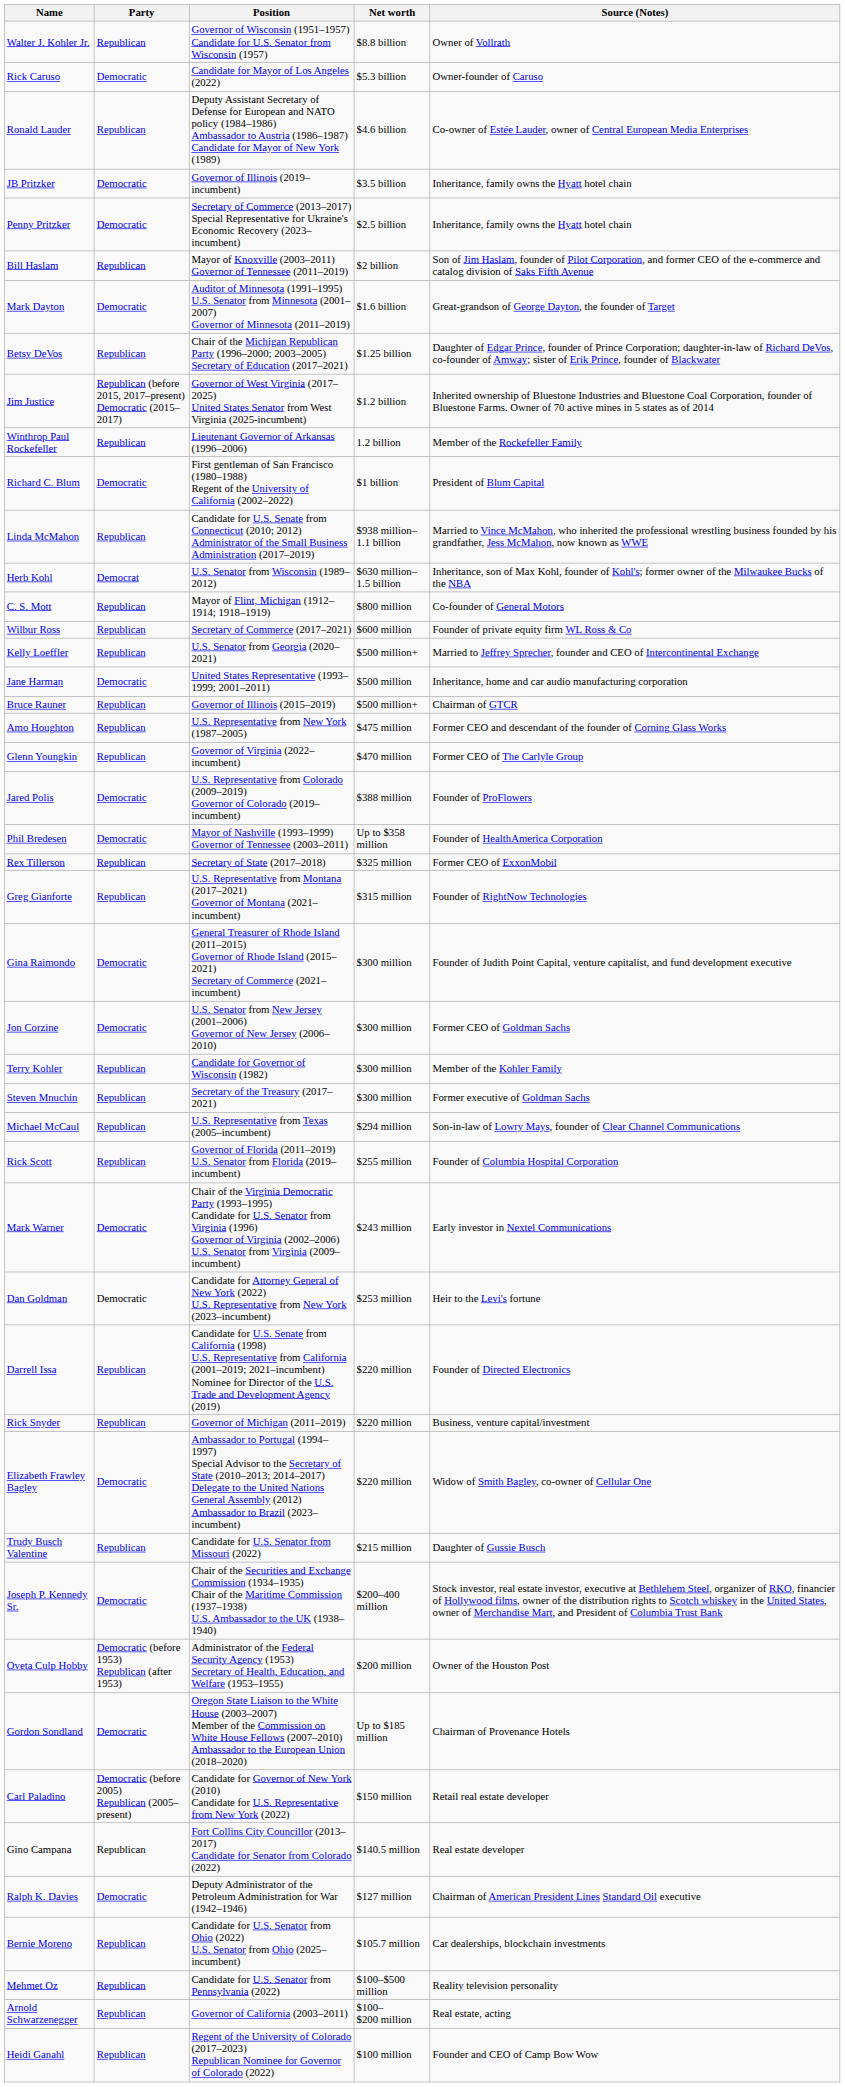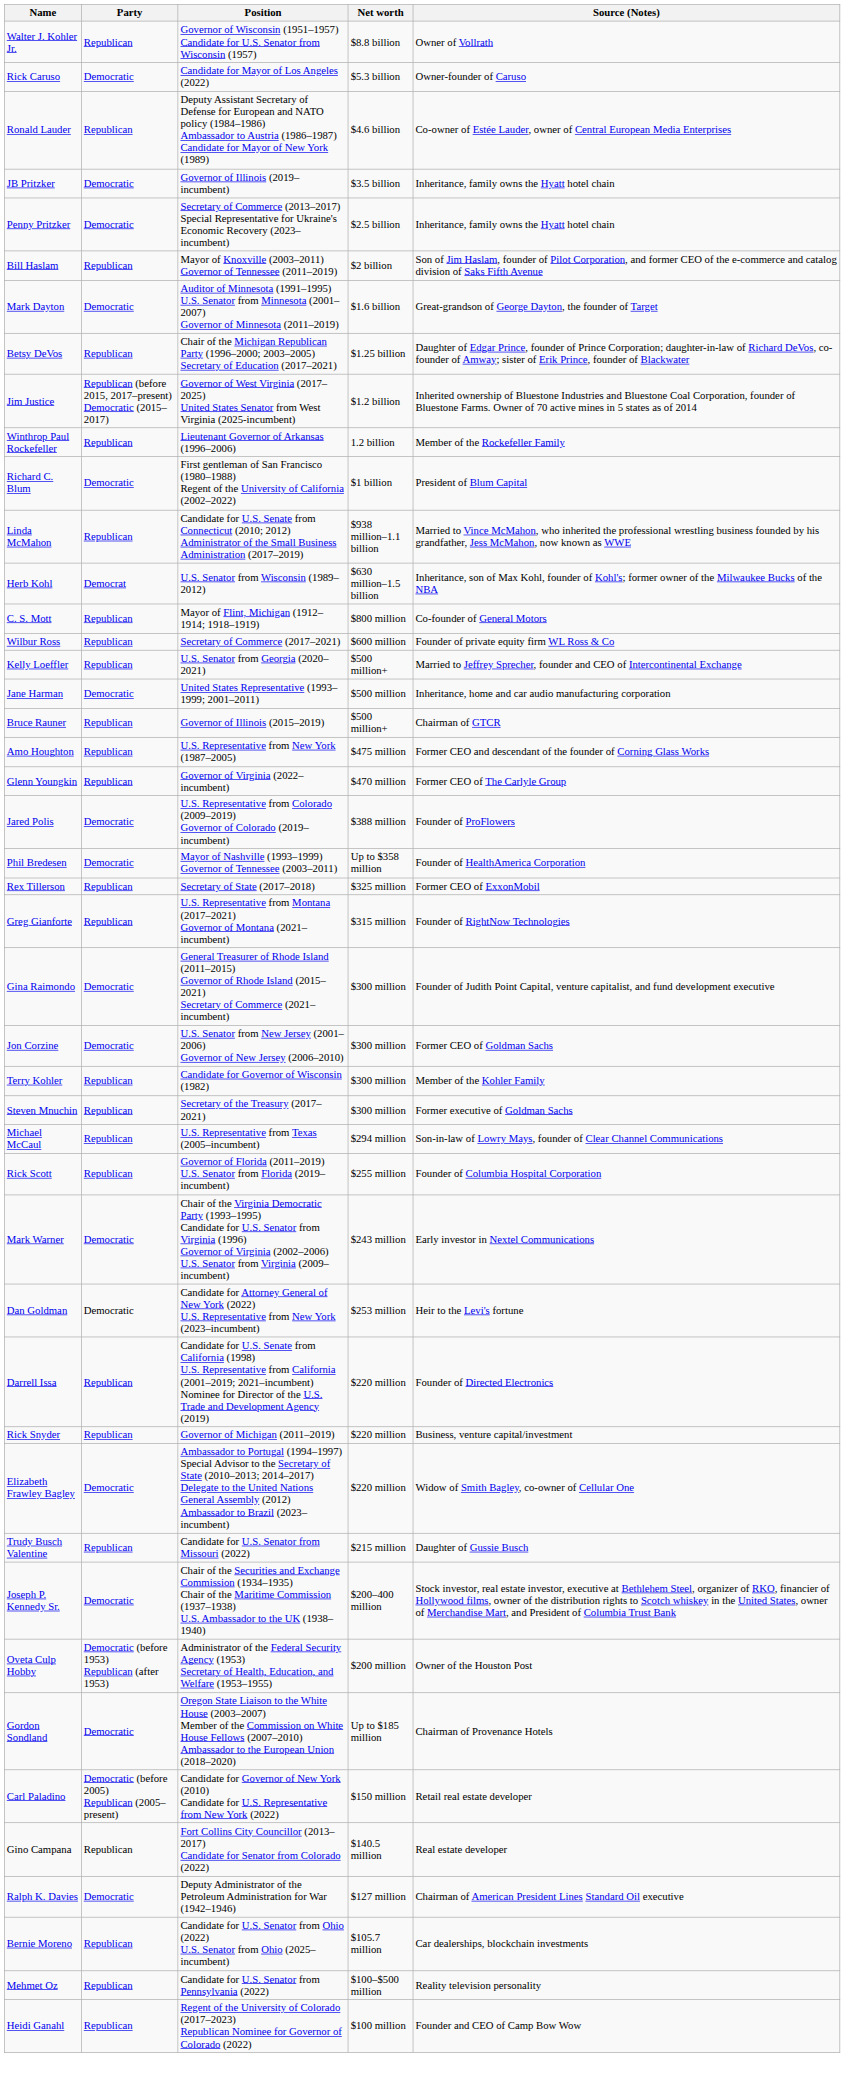- row: (42, 2014)
